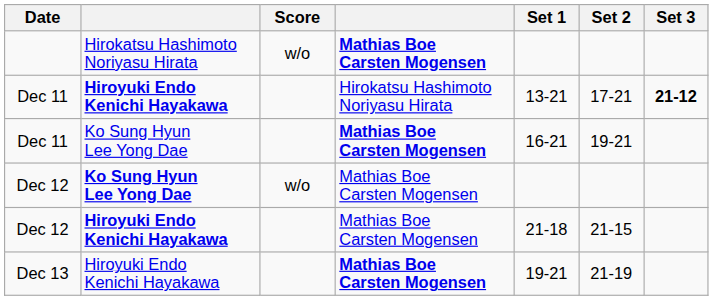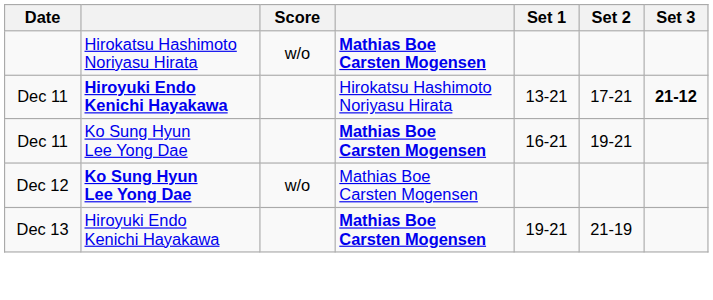- row: (43, 230)
